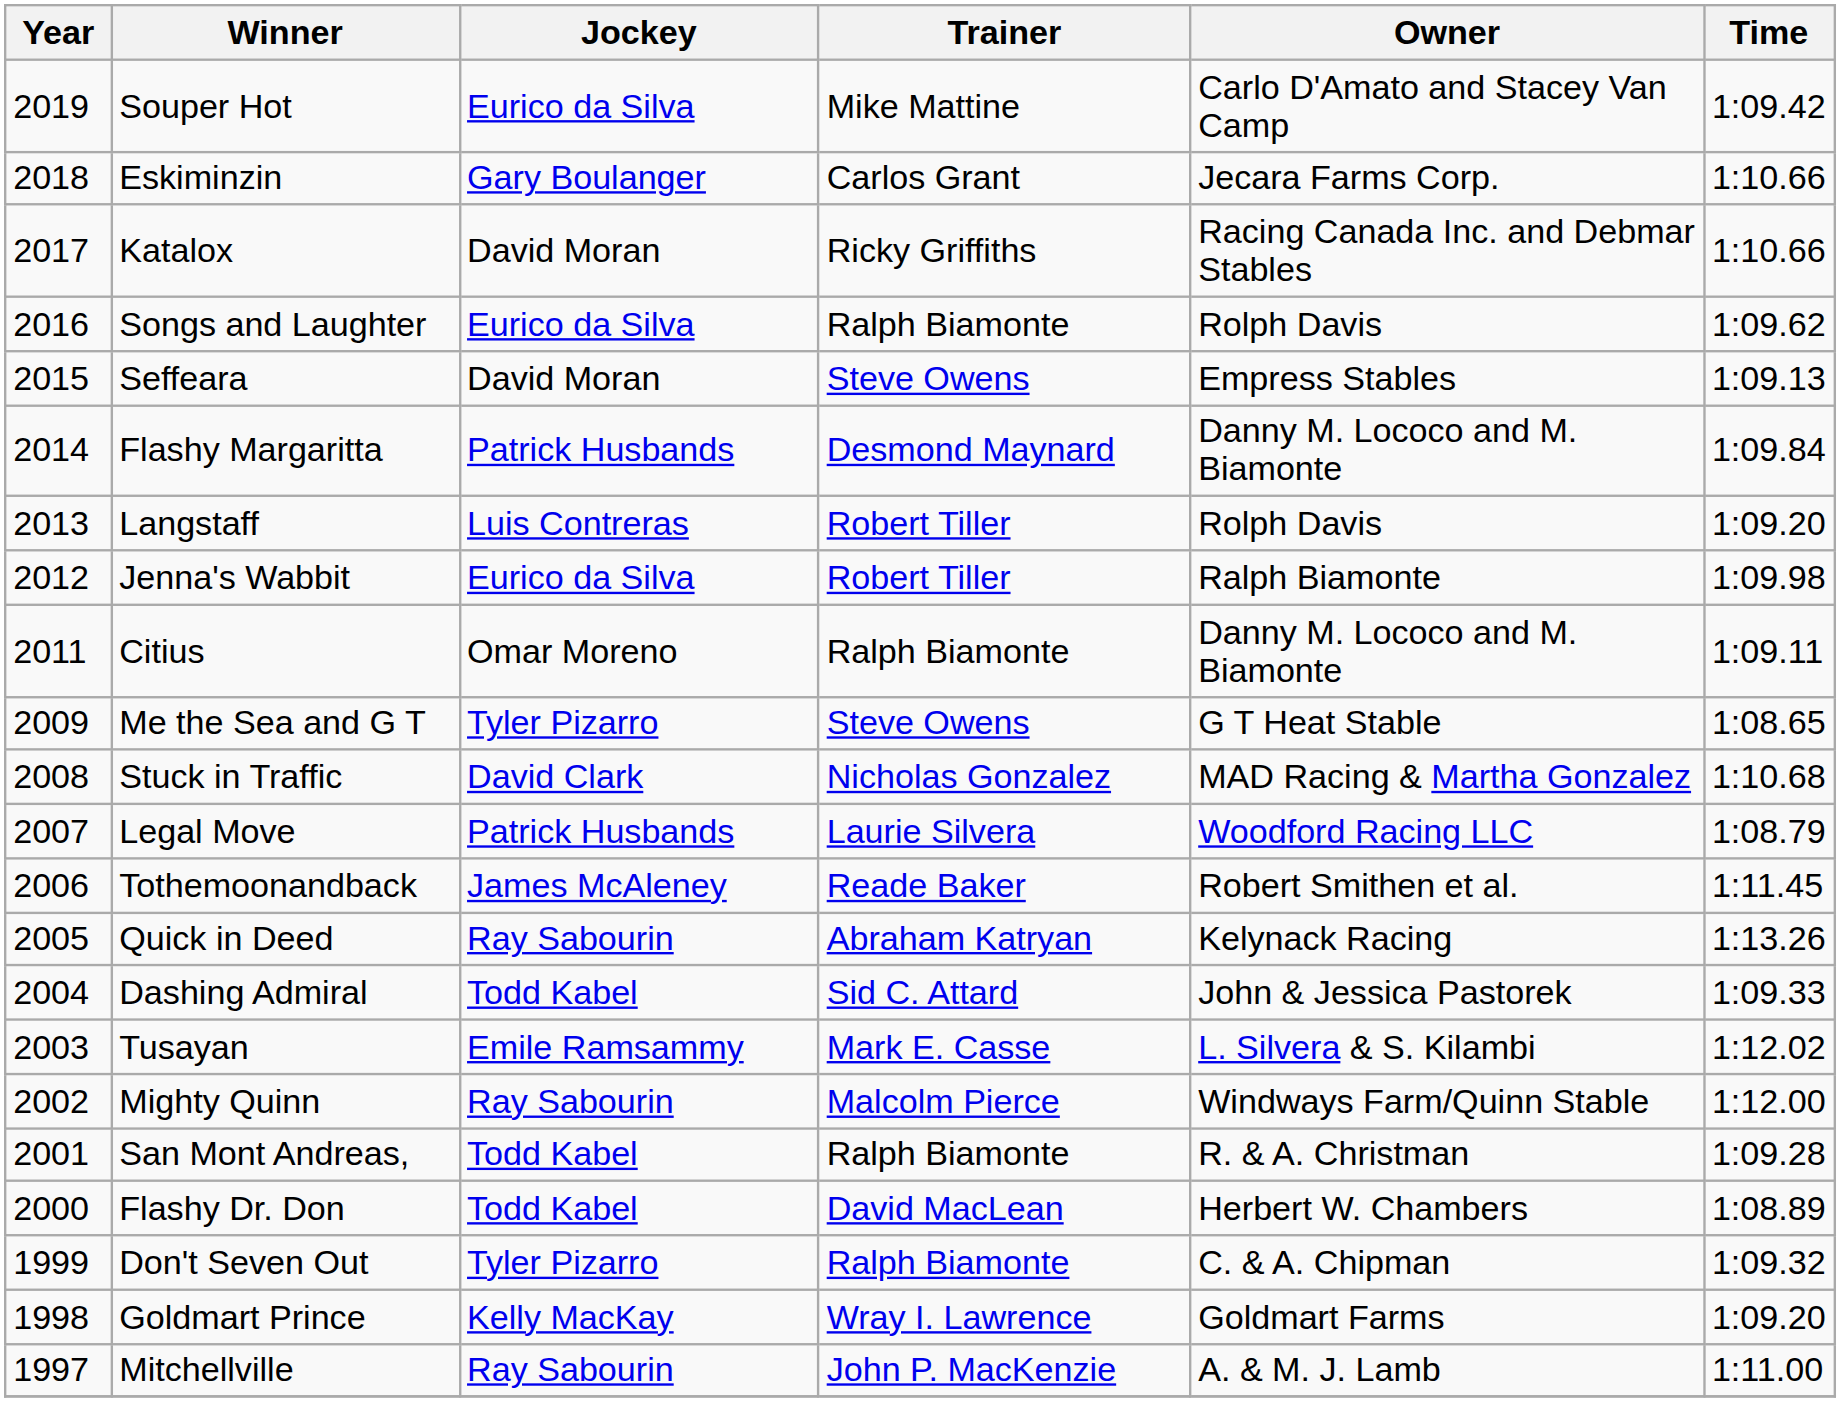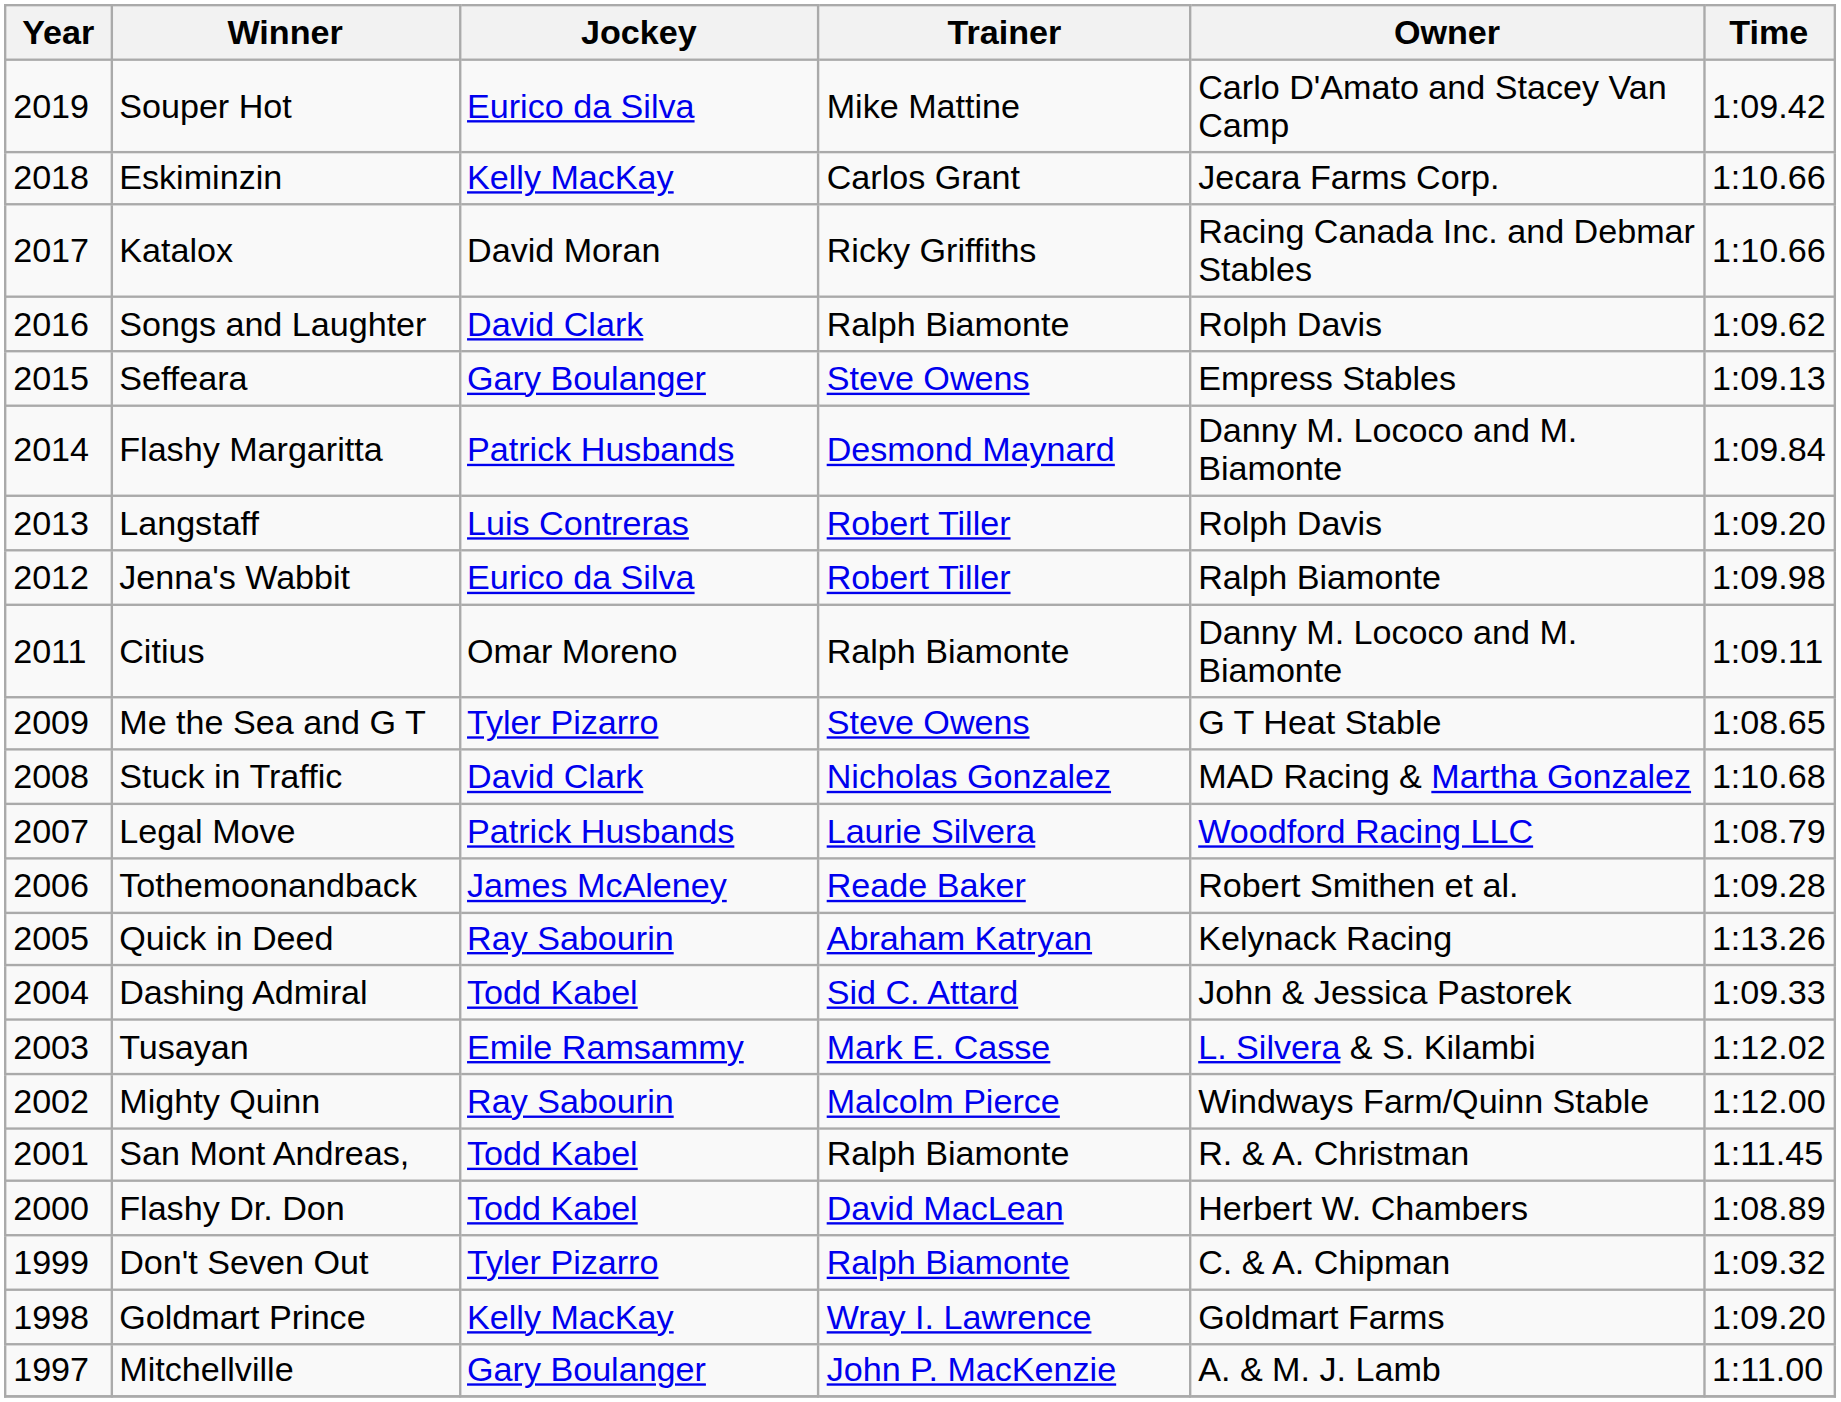(586, 178) Gary Boulanger -> (570, 178) Kelly MacKay
(581, 324) Eurico da Silva -> (555, 324) David Clark
(564, 378) David Moran -> (586, 378) Gary Boulanger
(1768, 885) 1:11.45 -> (1769, 885) 1:09.28
(1769, 1155) 1:09.28 -> (1768, 1155) 1:11.45
(570, 1370) Ray Sabourin -> (586, 1370) Gary Boulanger
